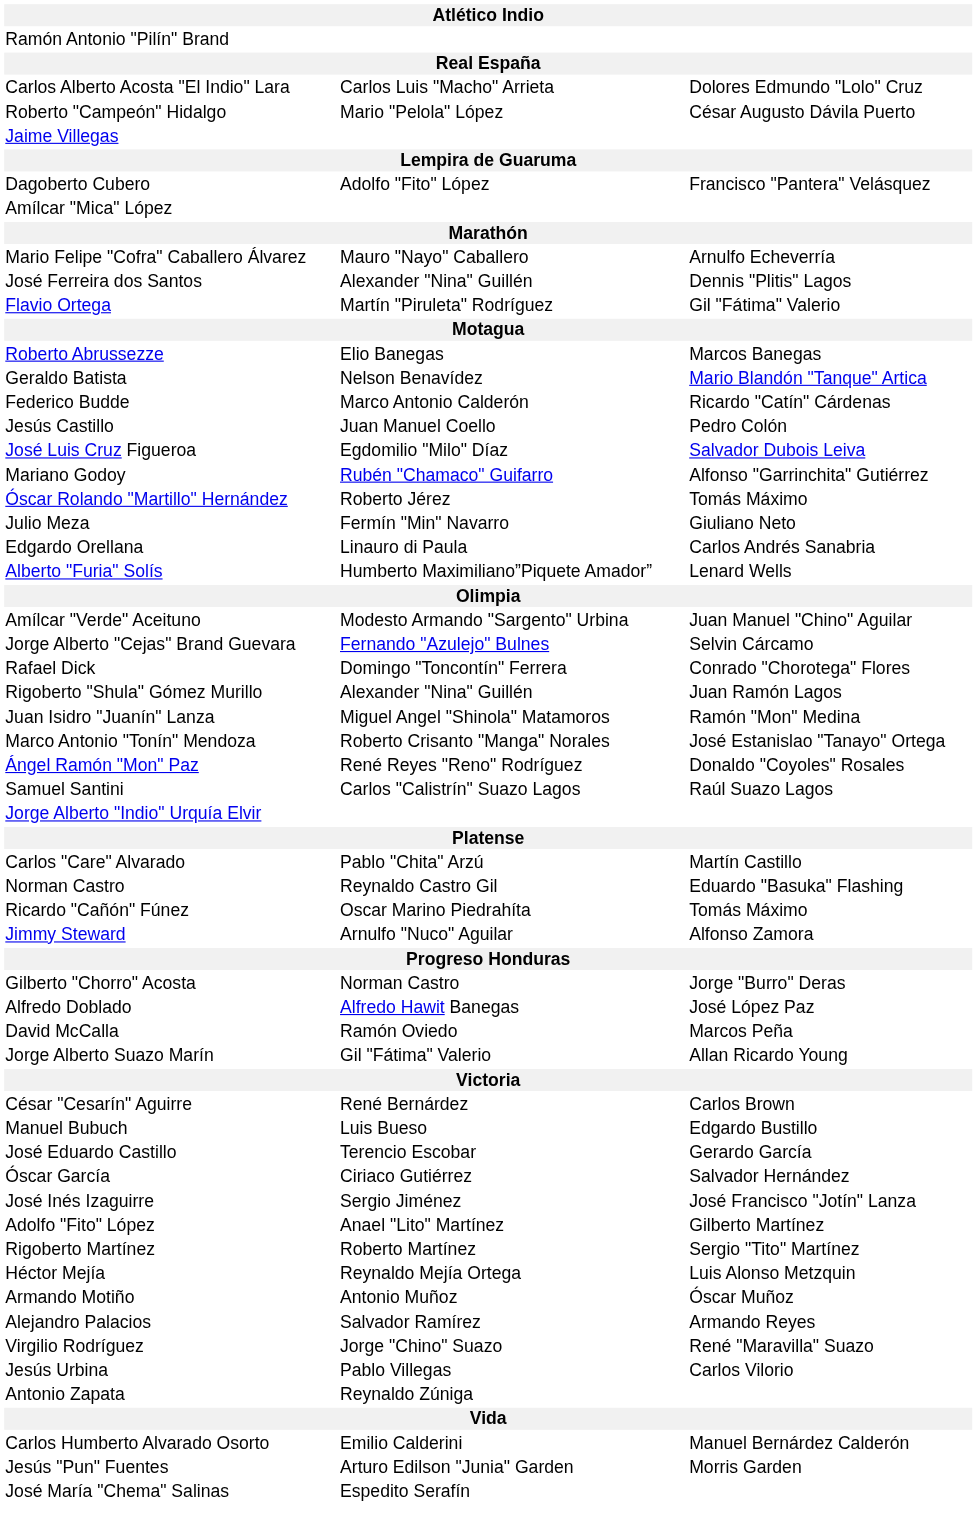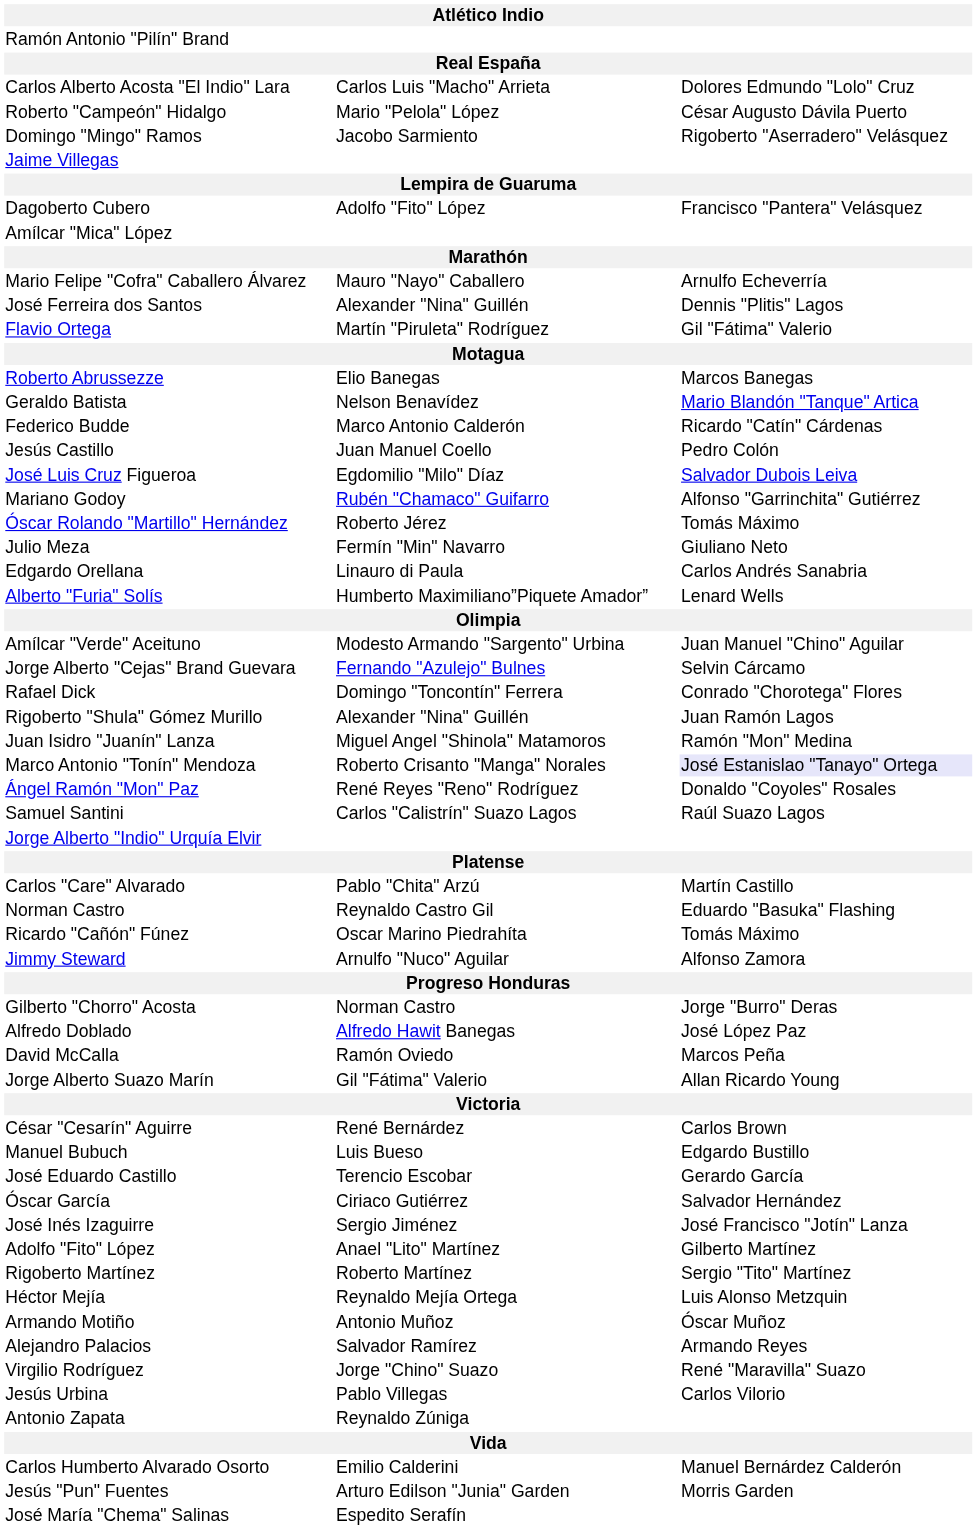+ row: (104, 136)
(817, 741) no background -> (809, 765) lavender background
